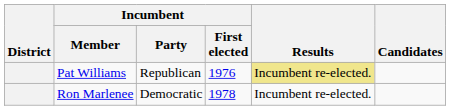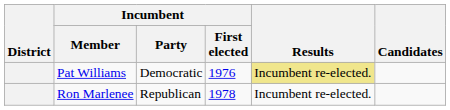(170, 72) Republican -> (171, 72) Democratic
(171, 94) Democratic -> (170, 94) Republican
